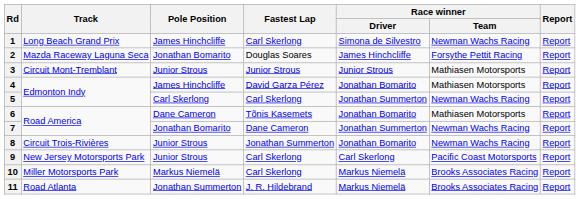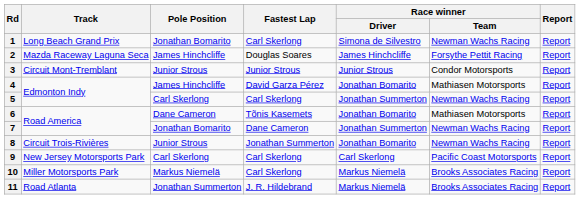(189, 40) James Hinchcliffe -> (192, 40) Jonathan Bomarito
(192, 55) Jonathan Bomarito -> (189, 55) James Hinchcliffe
(478, 70) Mathiasen Motorsports -> (472, 70) Condor Motorsports
(180, 157) Junior Strous -> (181, 157) Carl Skerlong
